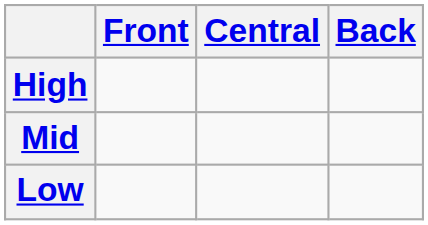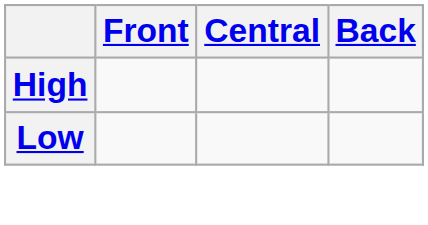- row: (50, 137)
